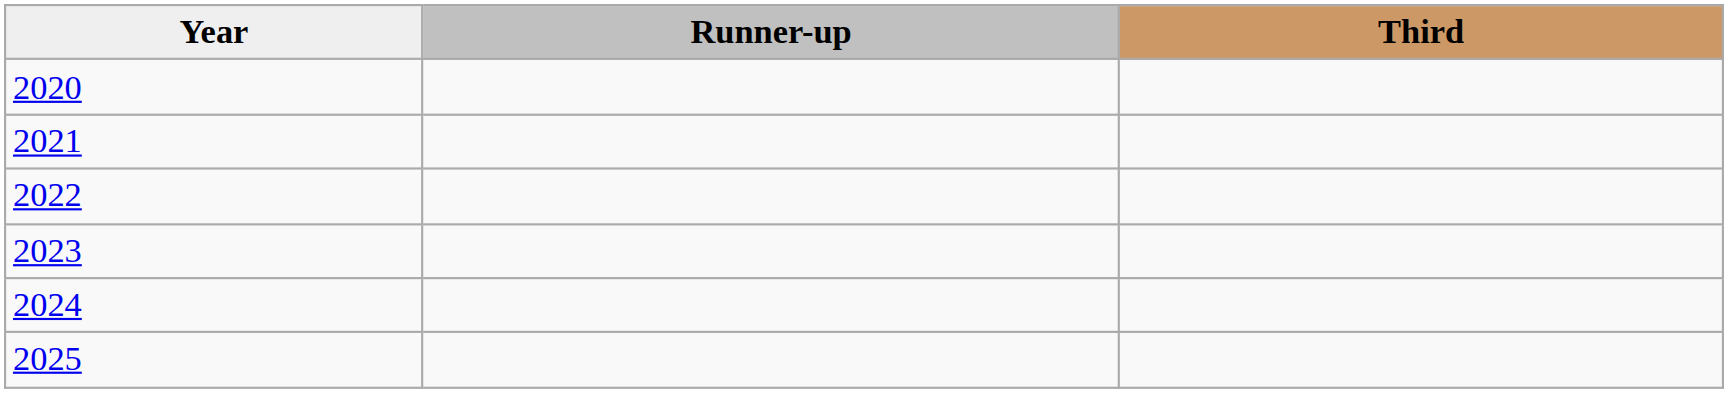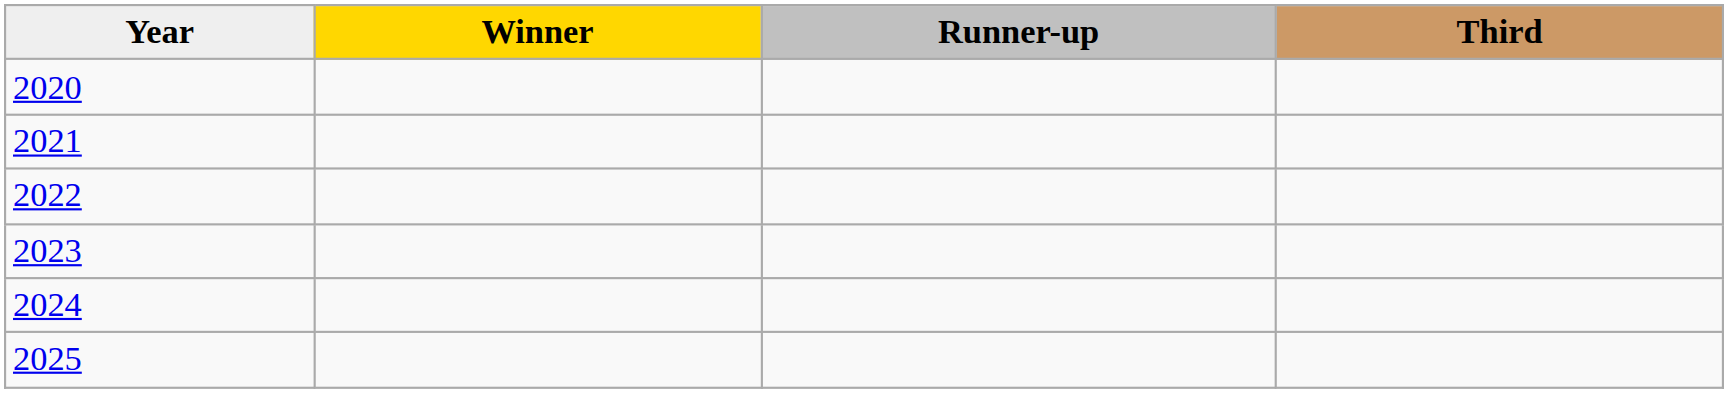+ column: (538, 31)
